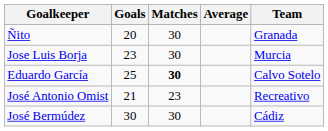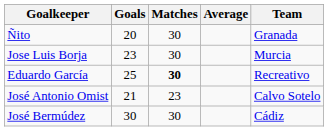(287, 75) Calvo Sotelo -> (282, 75) Recreativo
(282, 95) Recreativo -> (287, 95) Calvo Sotelo
